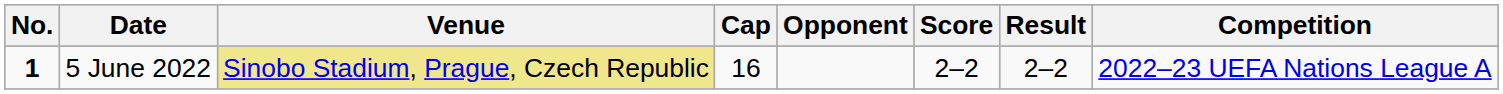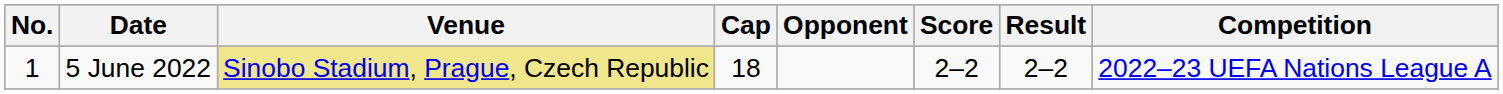(32, 67) bold -> (32, 67) normal
(746, 67) 16 -> (746, 67) 18
